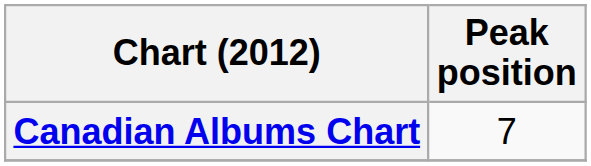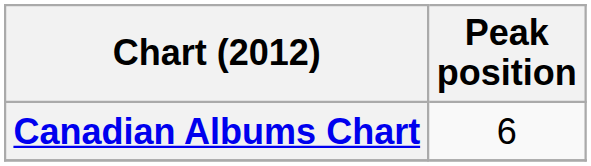(507, 130) 7 -> (507, 130) 6
